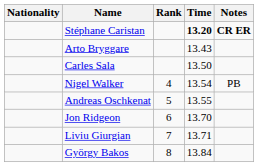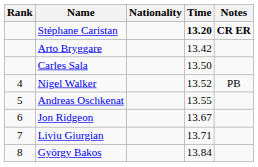columns swapped: (169, 13) <-> (33, 13)
(199, 48) 13.43 -> (199, 48) 13.42
(199, 83) 13.54 -> (199, 83) 13.52
(199, 118) 13.70 -> (199, 118) 13.67
